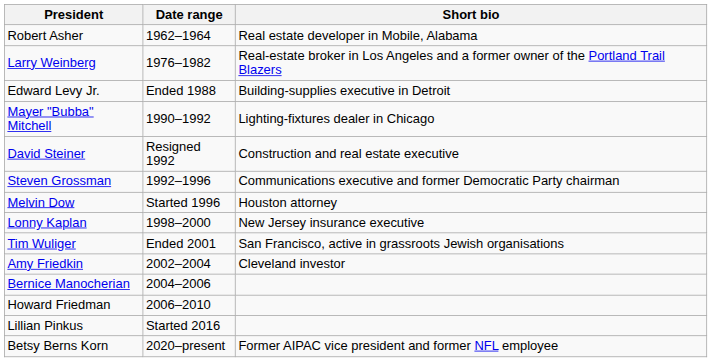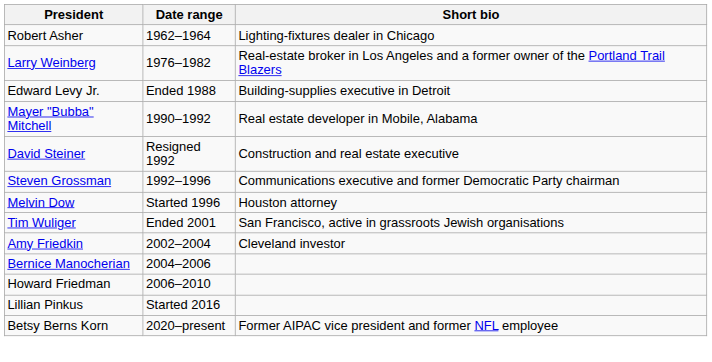(358, 35) Real estate developer in Mobile, Alabama -> (336, 35) Lighting-fixtures dealer in Chicago
(336, 118) Lighting-fixtures dealer in Chicago -> (358, 118) Real estate developer in Mobile, Alabama
- row: (47, 222)
